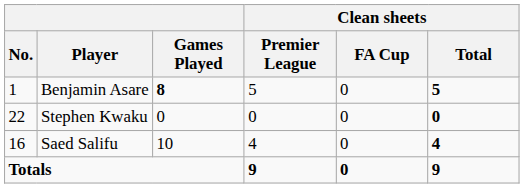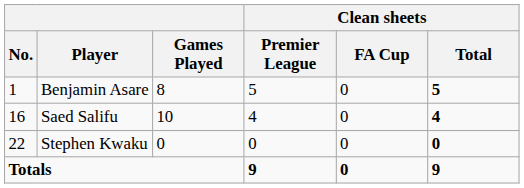(161, 90) bold -> (161, 90) normal
rows swapped: (79, 143) <-> (94, 116)
